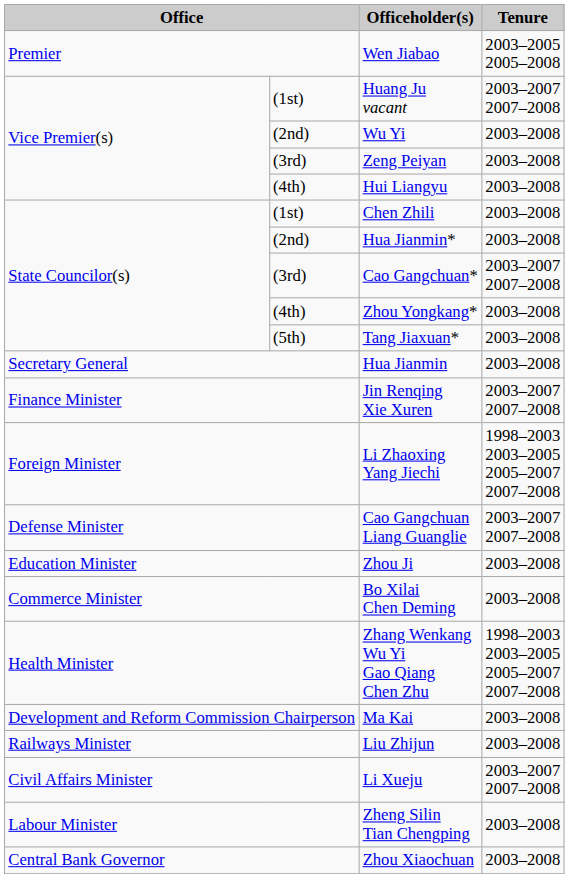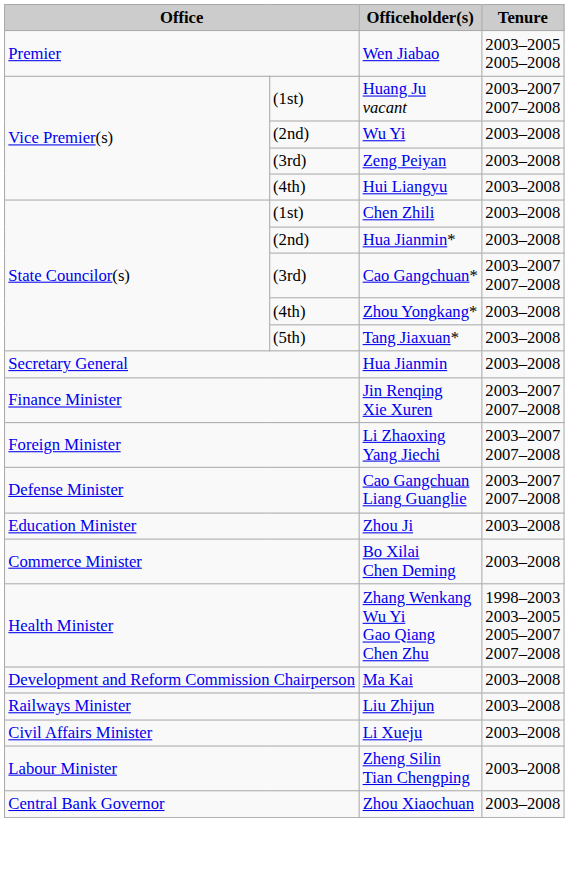(523, 463) 1998–2003 2003–2005 2005–2007 2007–2008 -> (523, 445) 2003–2007 2007–2008
(523, 779) 2003–2007 2007–2008 -> (523, 732) 2003–2008
